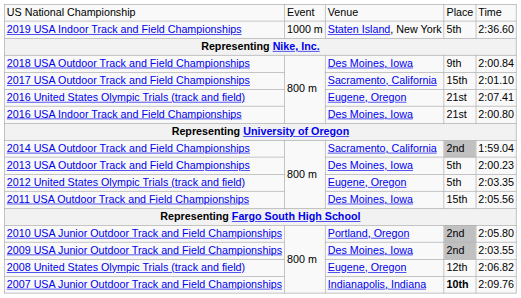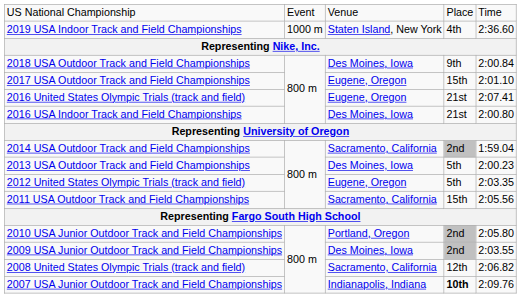(454, 30) 5th -> (454, 30) 4th
(382, 81) Sacramento, California -> (367, 81) Eugene, Oregon
(370, 200) Des Moines, Iowa -> (382, 200) Sacramento, California
(367, 268) Eugene, Oregon -> (382, 268) Sacramento, California
